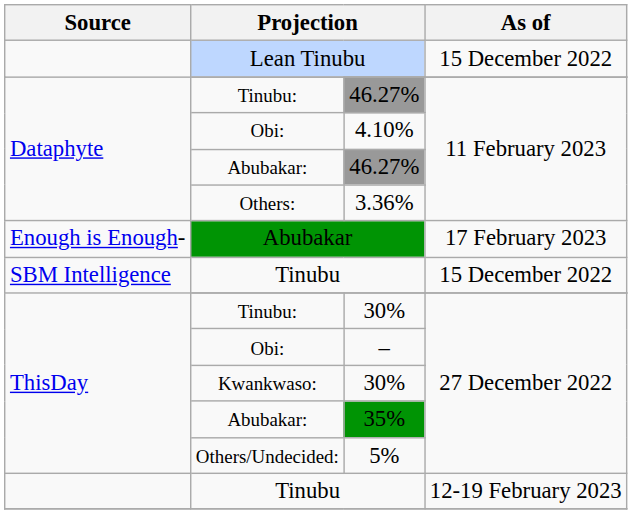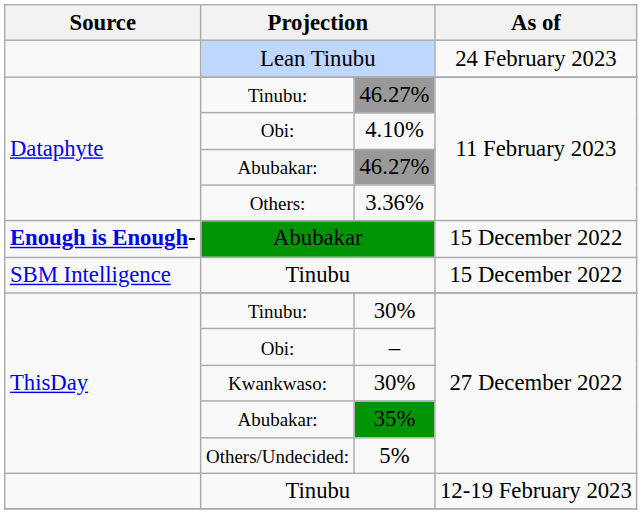(526, 58) 15 December 2022 -> (536, 58) 24 February 2023
(98, 238) normal -> (103, 238) bold
(526, 238) 17 February 2023 -> (536, 238) 15 December 2022
